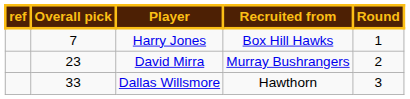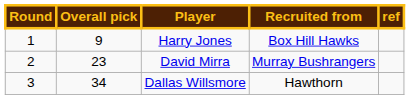columns swapped: (378, 16) <-> (18, 16)
(73, 40) 7 -> (99, 40) 9
(73, 83) 33 -> (99, 83) 34
